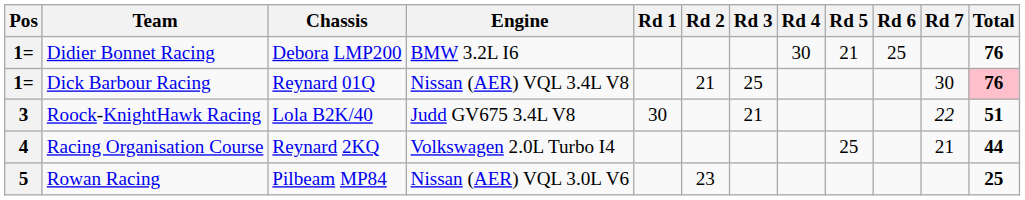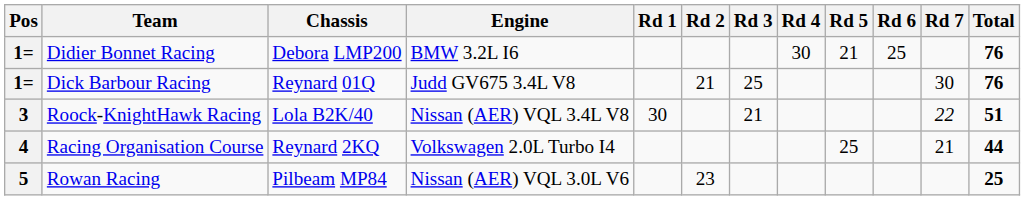(520, 83) Nissan (AER) VQL 3.4L V8 -> (493, 83) Judd GV675 3.4L V8
(994, 83) pink background -> (994, 83) no background
(493, 115) Judd GV675 3.4L V8 -> (520, 115) Nissan (AER) VQL 3.4L V8
